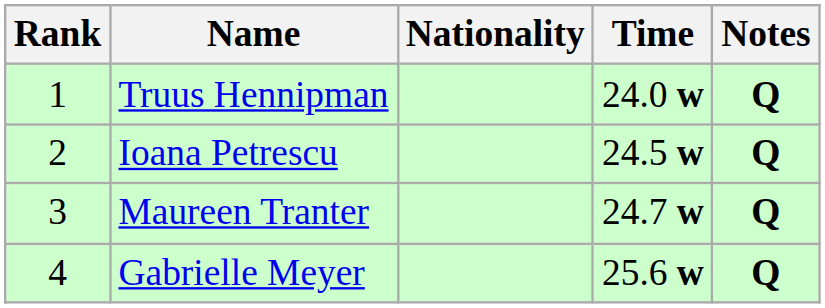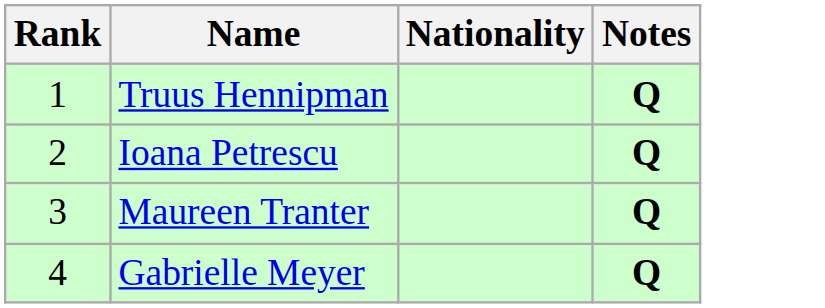- column: (653, 34)
